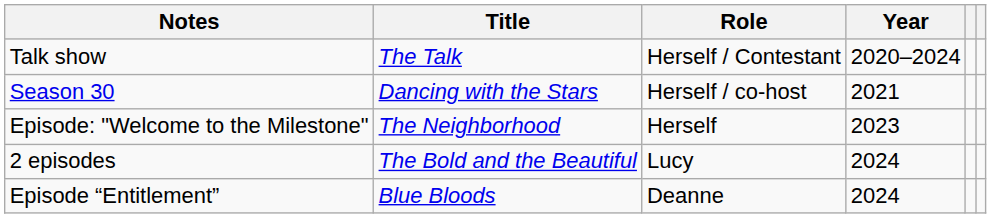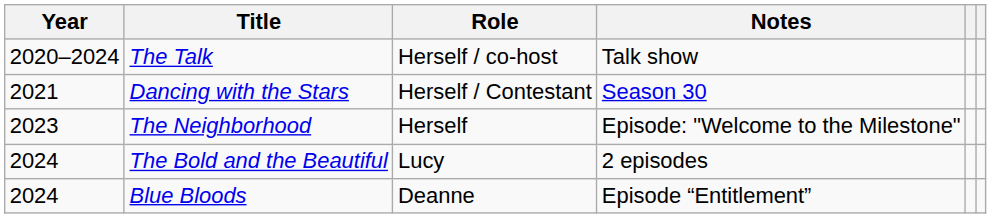columns swapped: (906, 21) <-> (189, 21)
(744, 56) Herself / Contestant -> (478, 56) Herself / co-host
(727, 91) Herself / co-host -> (495, 91) Herself / Contestant
